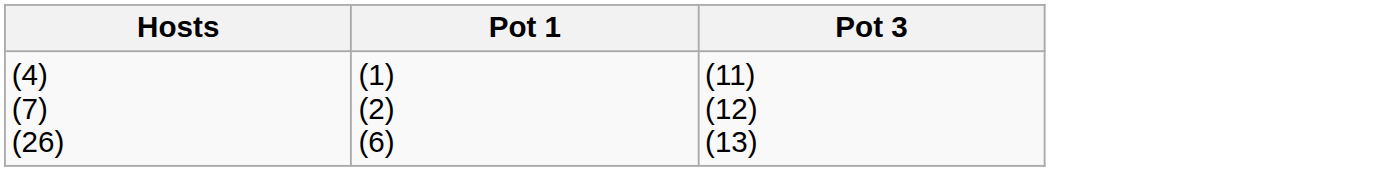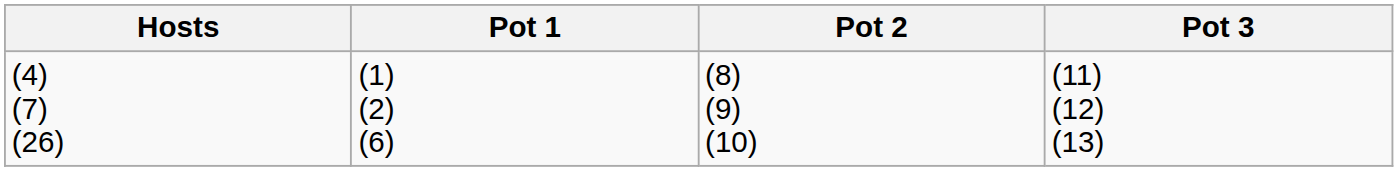+ column: (872, 27)
